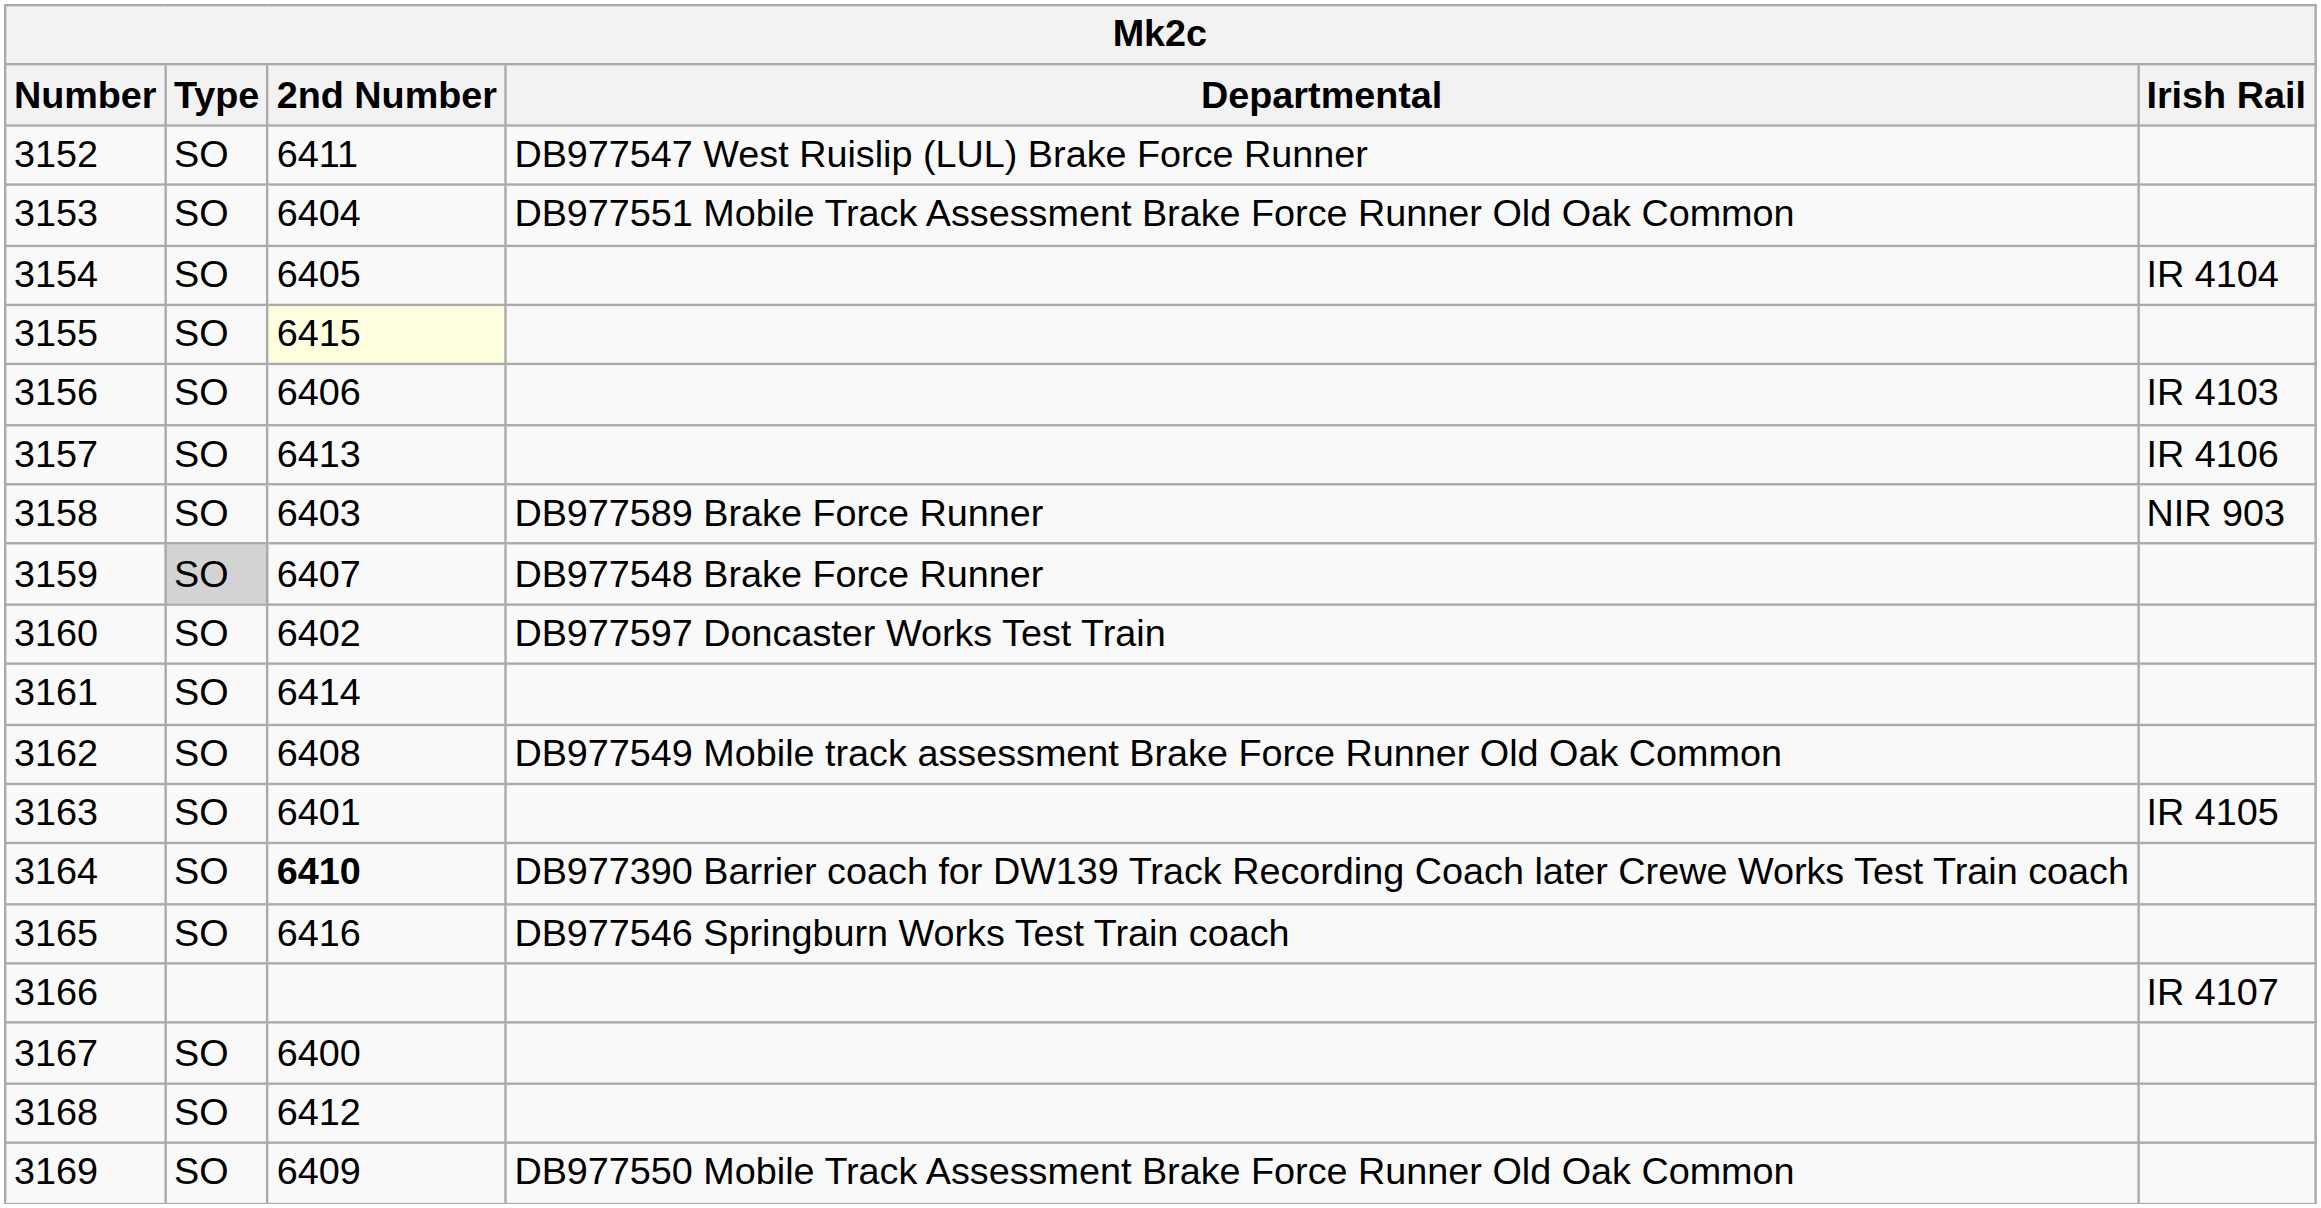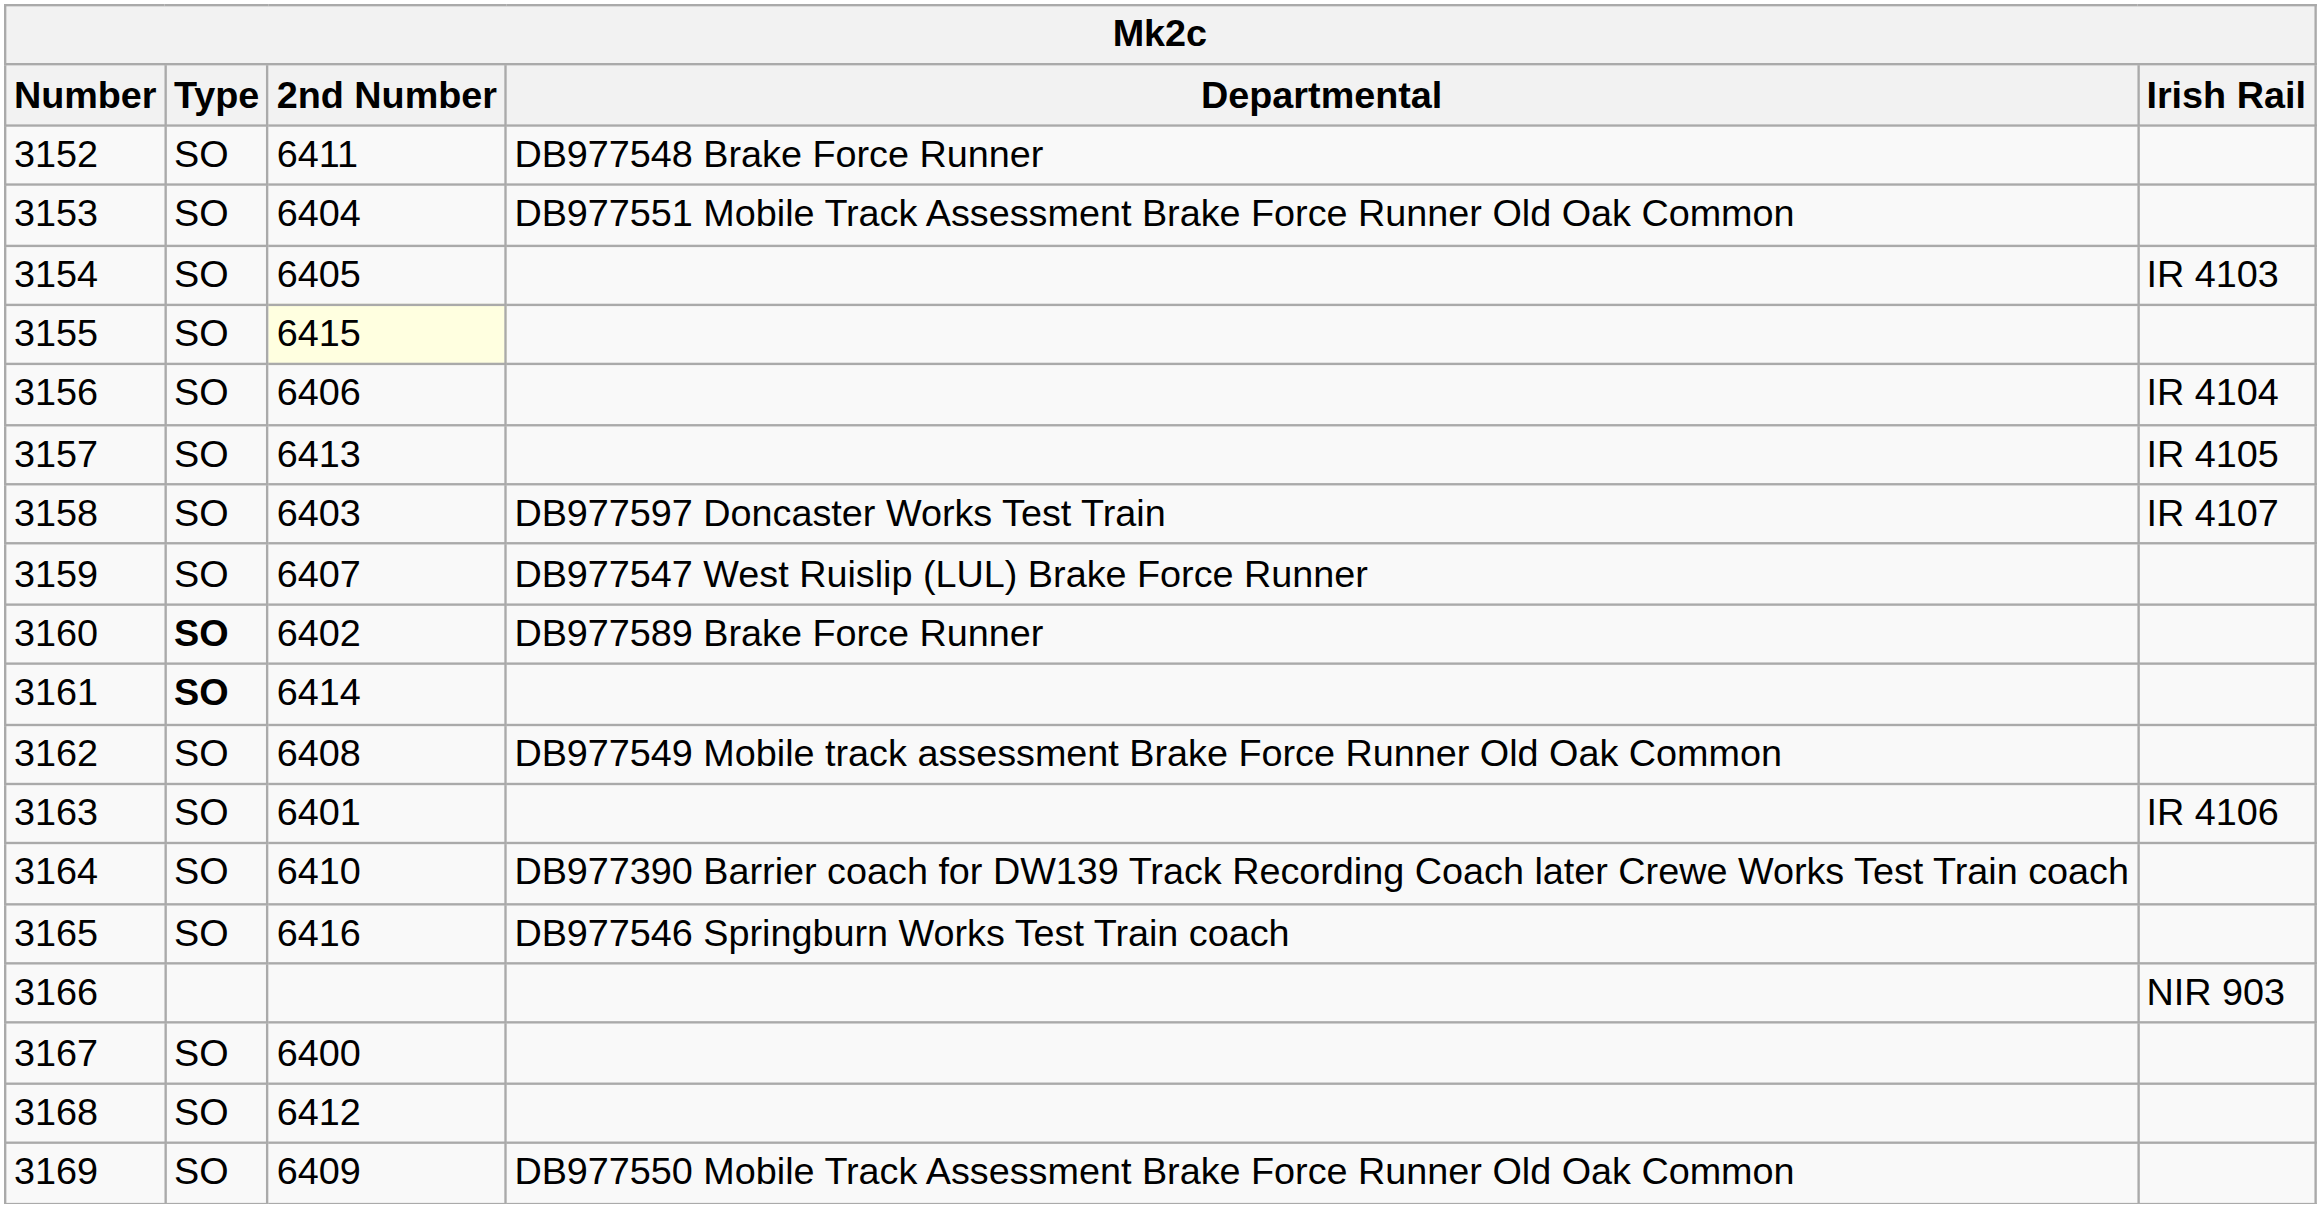(941, 154) DB977547 West Ruislip (LUL) Brake Force Runner -> (779, 154) DB977548 Brake Force Runner
(2213, 273) IR 4104 -> (2213, 273) IR 4103
(2213, 393) IR 4103 -> (2213, 393) IR 4104
(2213, 453) IR 4106 -> (2213, 453) IR 4105
(779, 513) DB977589 Brake Force Runner -> (840, 513) DB977597 Doncaster Works Test Train
(2216, 513) NIR 903 -> (2213, 513) IR 4107
(201, 573) lightgrey background -> (201, 573) no background
(779, 573) DB977548 Brake Force Runner -> (941, 573) DB977547 West Ruislip (LUL) Brake Force Runner
(201, 633) normal -> (201, 633) bold
(840, 633) DB977597 Doncaster Works Test Train -> (779, 633) DB977589 Brake Force Runner
(201, 693) normal -> (201, 693) bold
(2213, 812) IR 4105 -> (2213, 812) IR 4106
(319, 872) bold -> (319, 872) normal
(2213, 992) IR 4107 -> (2216, 992) NIR 903
